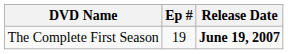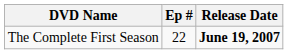(179, 37) 19 -> (179, 37) 22
